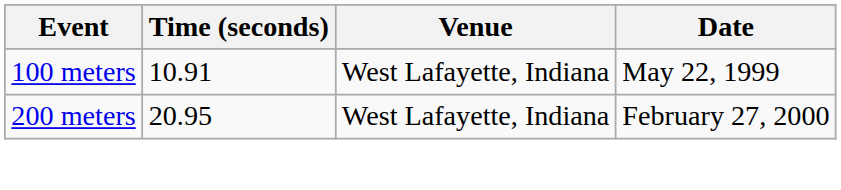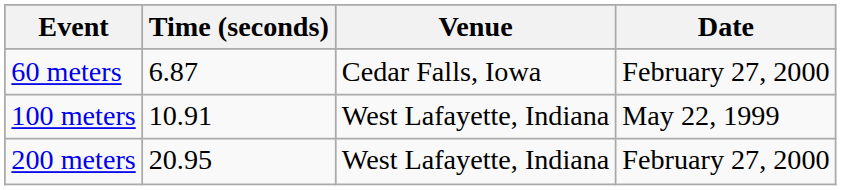+ row: (67, 71)
